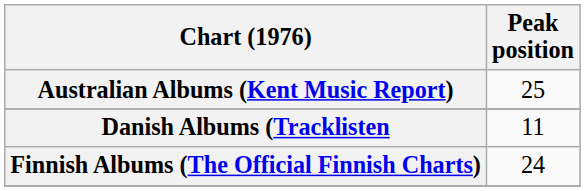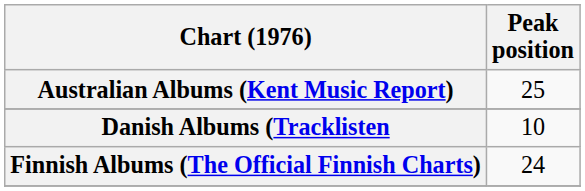(533, 127) 11 -> (533, 127) 10
